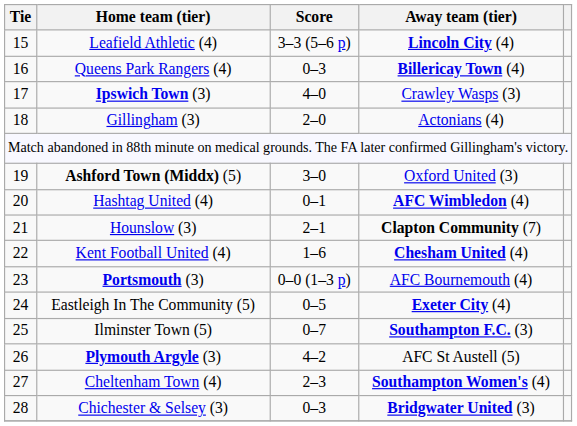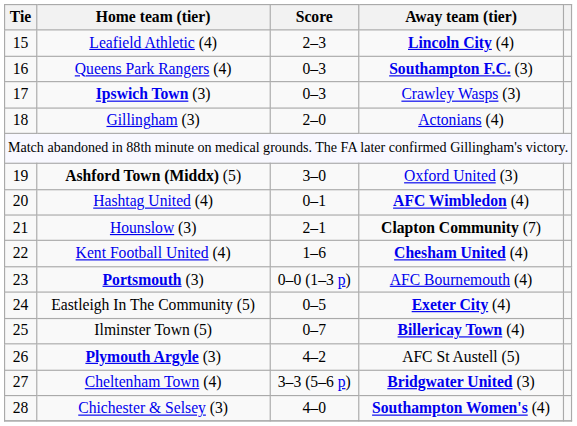(314, 42) 3–3 (5–6 p) -> (314, 42) 2–3
(461, 68) Billericay Town (4) -> (461, 68) Southampton F.C. (3)
(314, 94) 4–0 -> (314, 94) 0–3
(461, 330) Southampton F.C. (3) -> (461, 330) Billericay Town (4)
(314, 382) 2–3 -> (314, 382) 3–3 (5–6 p)
(461, 382) Southampton Women's (4) -> (461, 382) Bridgwater United (3)
(314, 407) 0–3 -> (314, 407) 4–0
(461, 407) Bridgwater United (3) -> (461, 407) Southampton Women's (4)
